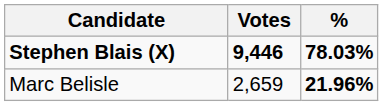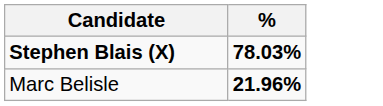- column: (264, 20)
